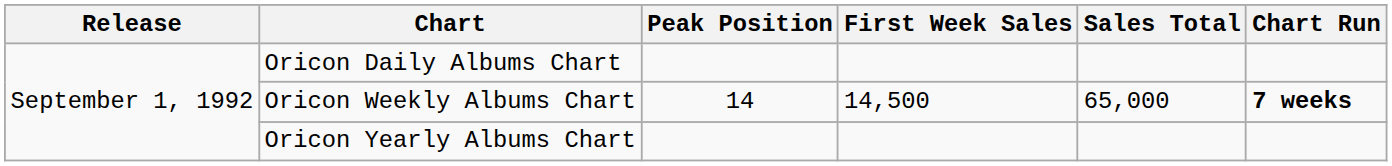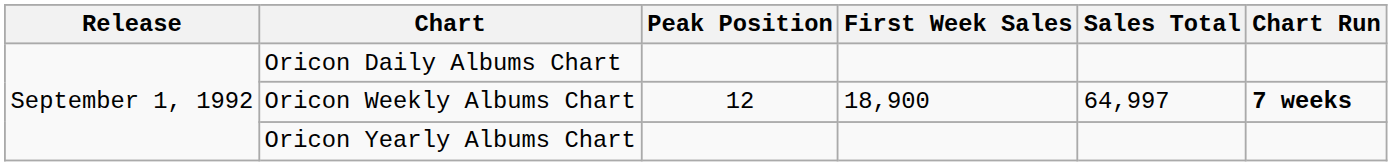(740, 102) 14 -> (740, 102) 12
(887, 102) 14,500 -> (887, 102) 18,900
(1127, 102) 65,000 -> (1127, 102) 64,997
